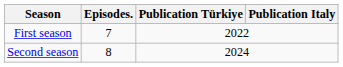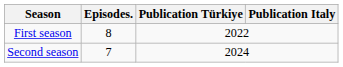(109, 33) 7 -> (109, 33) 8
(109, 52) 8 -> (109, 52) 7
